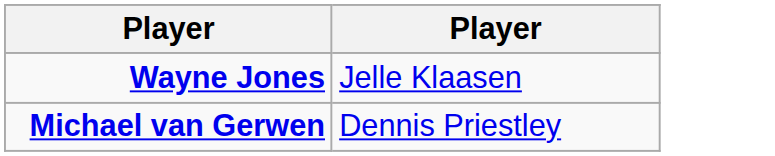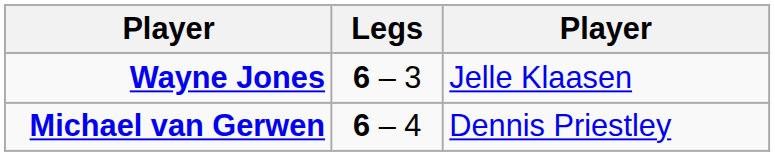+ column: (387, 28)
